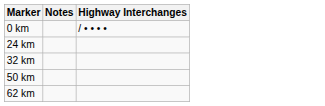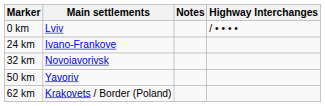+ column: (108, 12)
